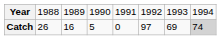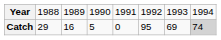(43, 27) 26 -> (43, 27) 29
(146, 27) 97 -> (146, 27) 95
